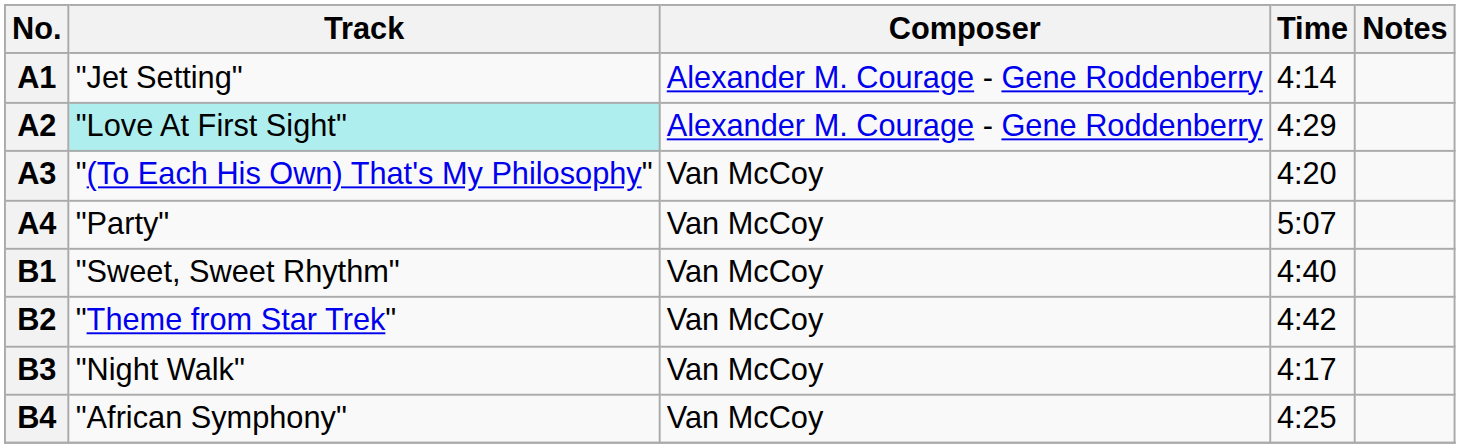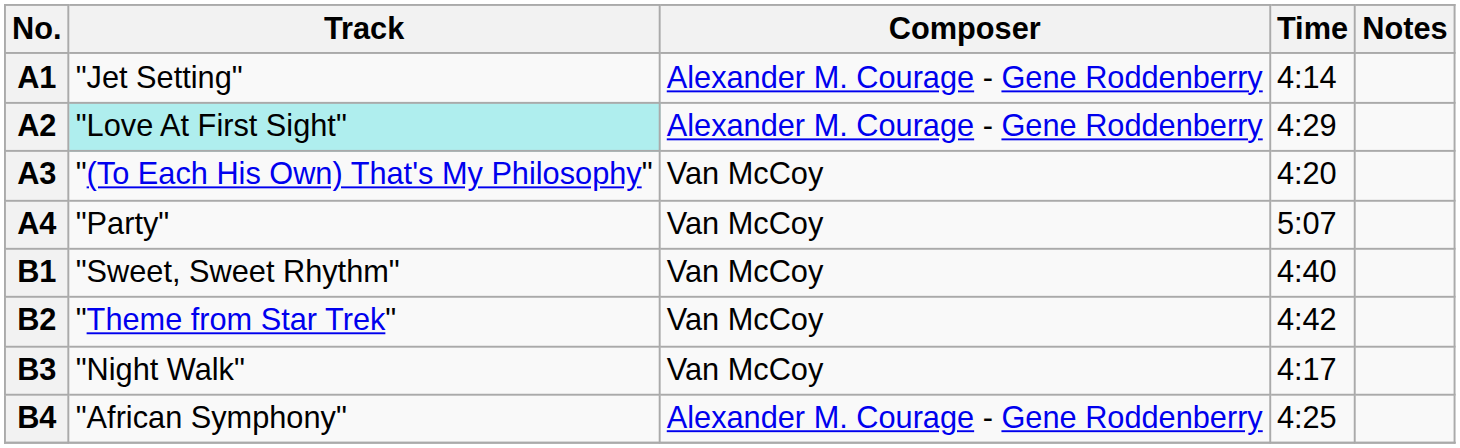(745, 418) Van McCoy -> (965, 418) Alexander M. Courage - Gene Roddenberry
